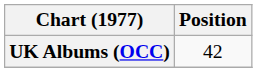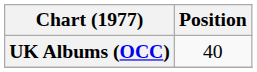(213, 51) 42 -> (213, 51) 40
